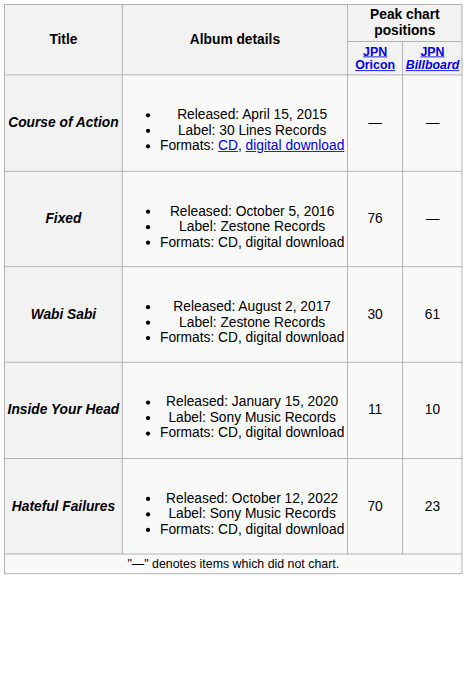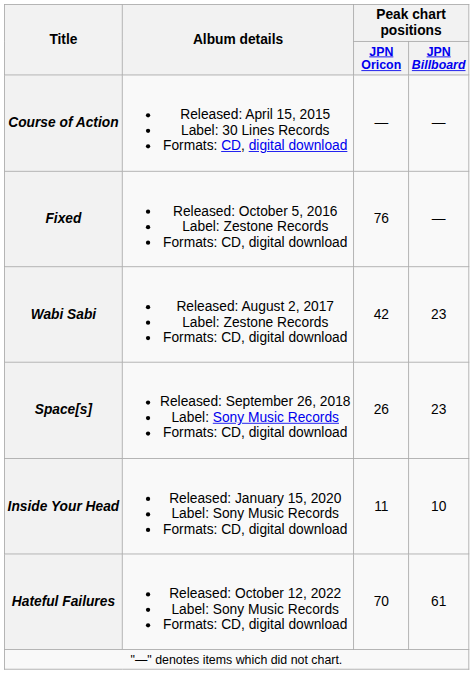(375, 314) 30 -> (381, 314) 42
(433, 314) 61 -> (439, 314) 23
+ row: (63, 410)
(433, 506) 23 -> (439, 601) 61
